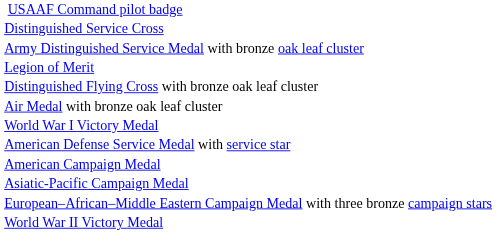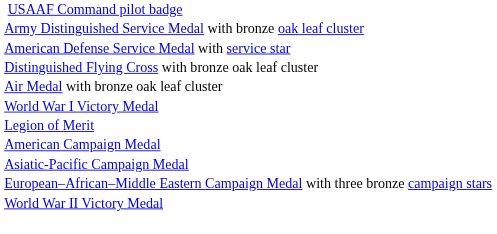- row: (84, 28)
rows swapped: (49, 67) <-> (147, 145)
